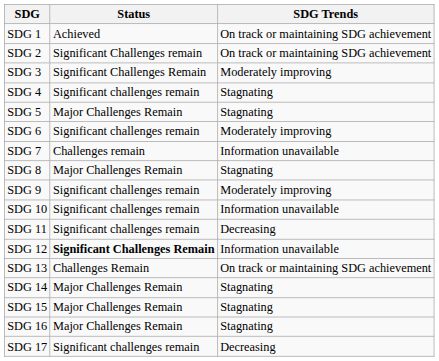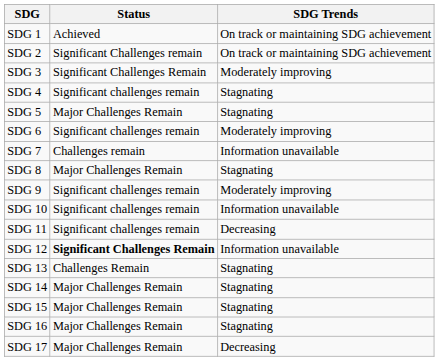(326, 268) On track or maintaining SDG achievement -> (247, 268) Stagnating
(126, 346) Significant challenges remain -> (118, 346) Major Challenges Remain
